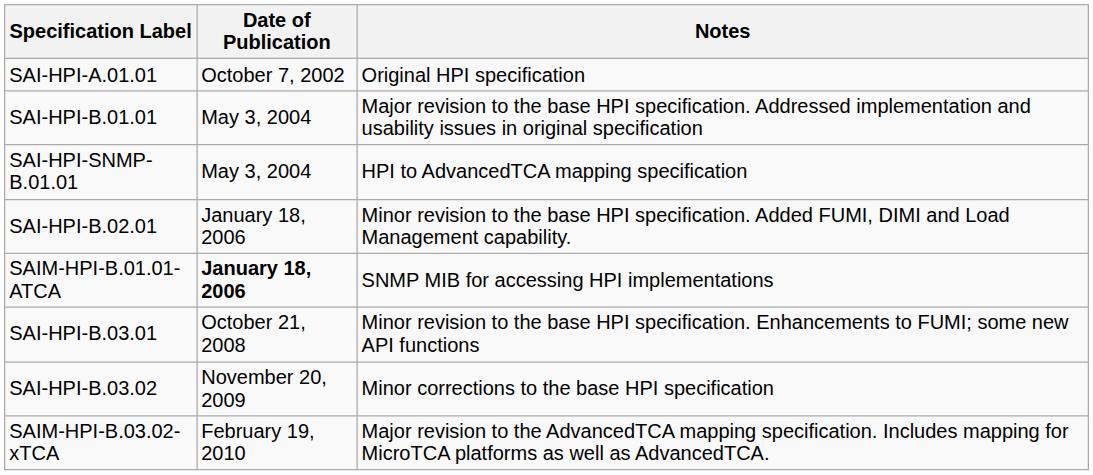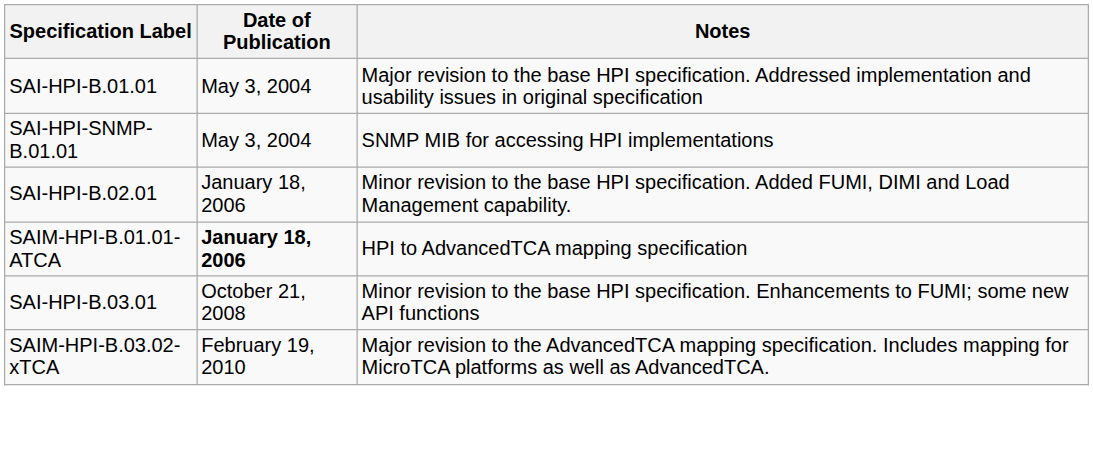- row: (83, 74)
(554, 171) HPI to AdvancedTCA mapping specification -> (568, 140) SNMP MIB for accessing HPI implementations
(568, 280) SNMP MIB for accessing HPI implementations -> (554, 248) HPI to AdvancedTCA mapping specification
- row: (83, 388)
